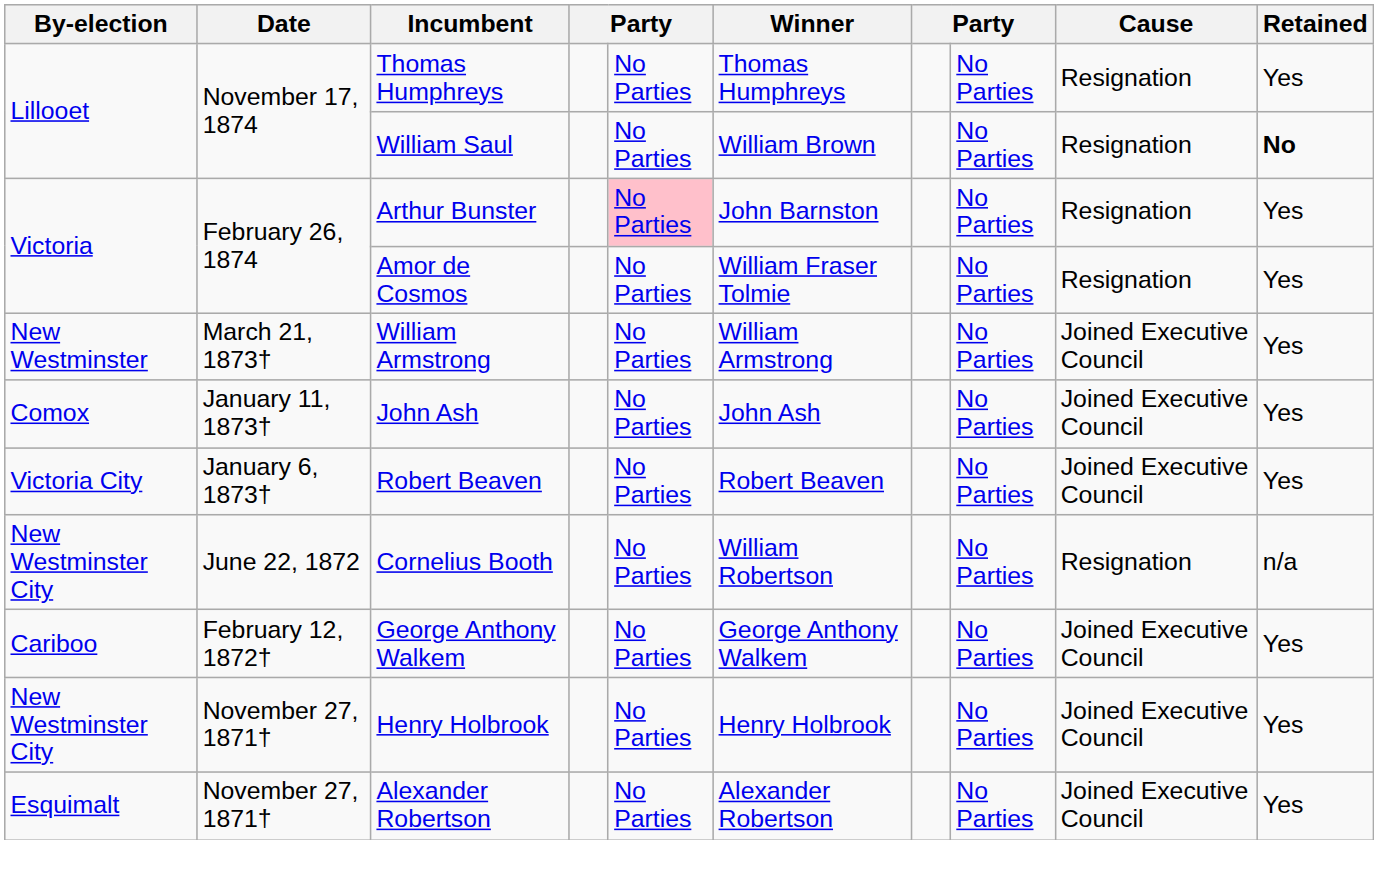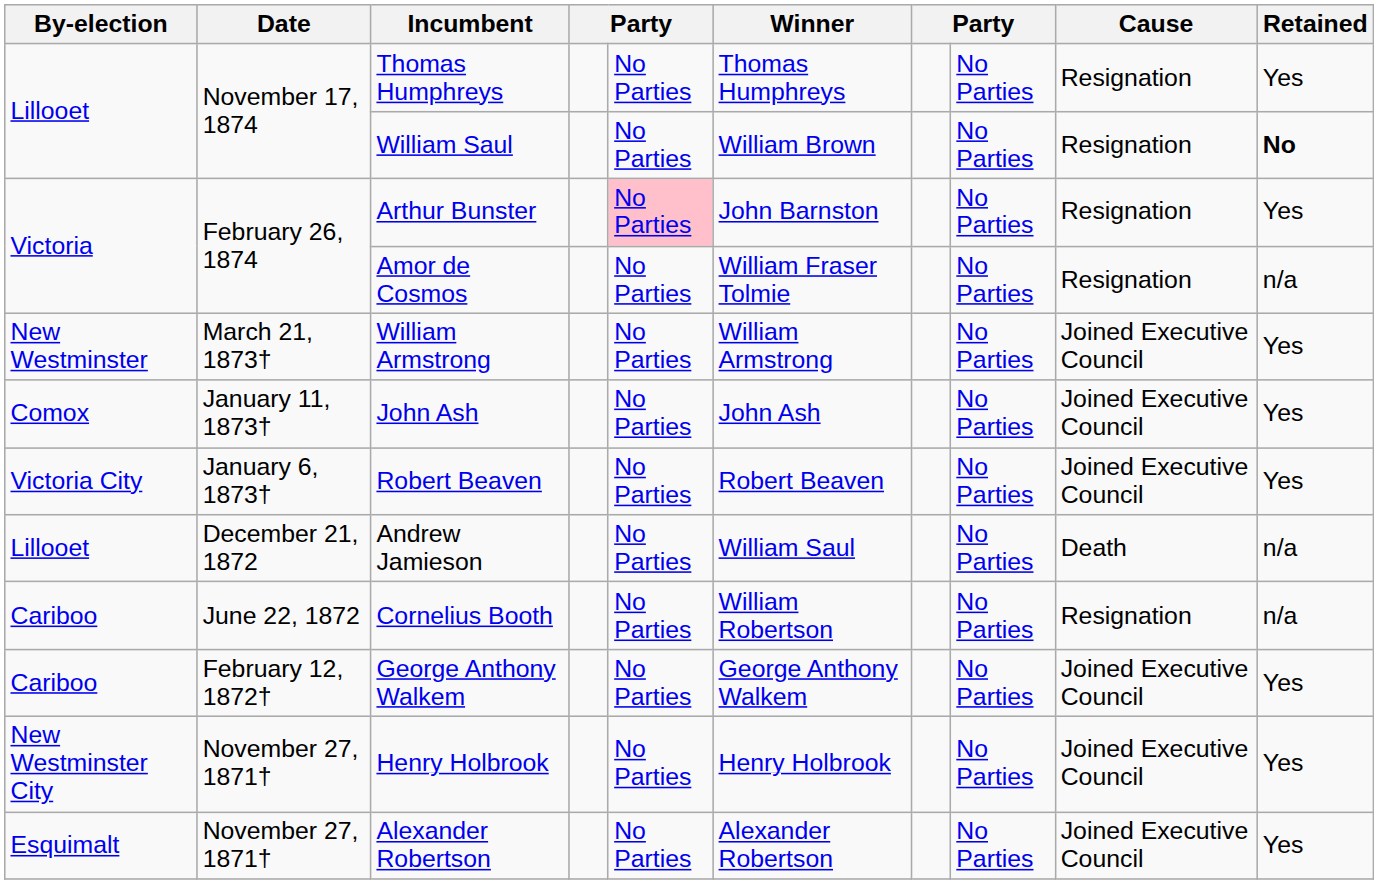(1283, 279) Yes -> (1280, 279) n/a
+ row: (430, 548)
(79, 562) New Westminster City -> (54, 615) Cariboo
